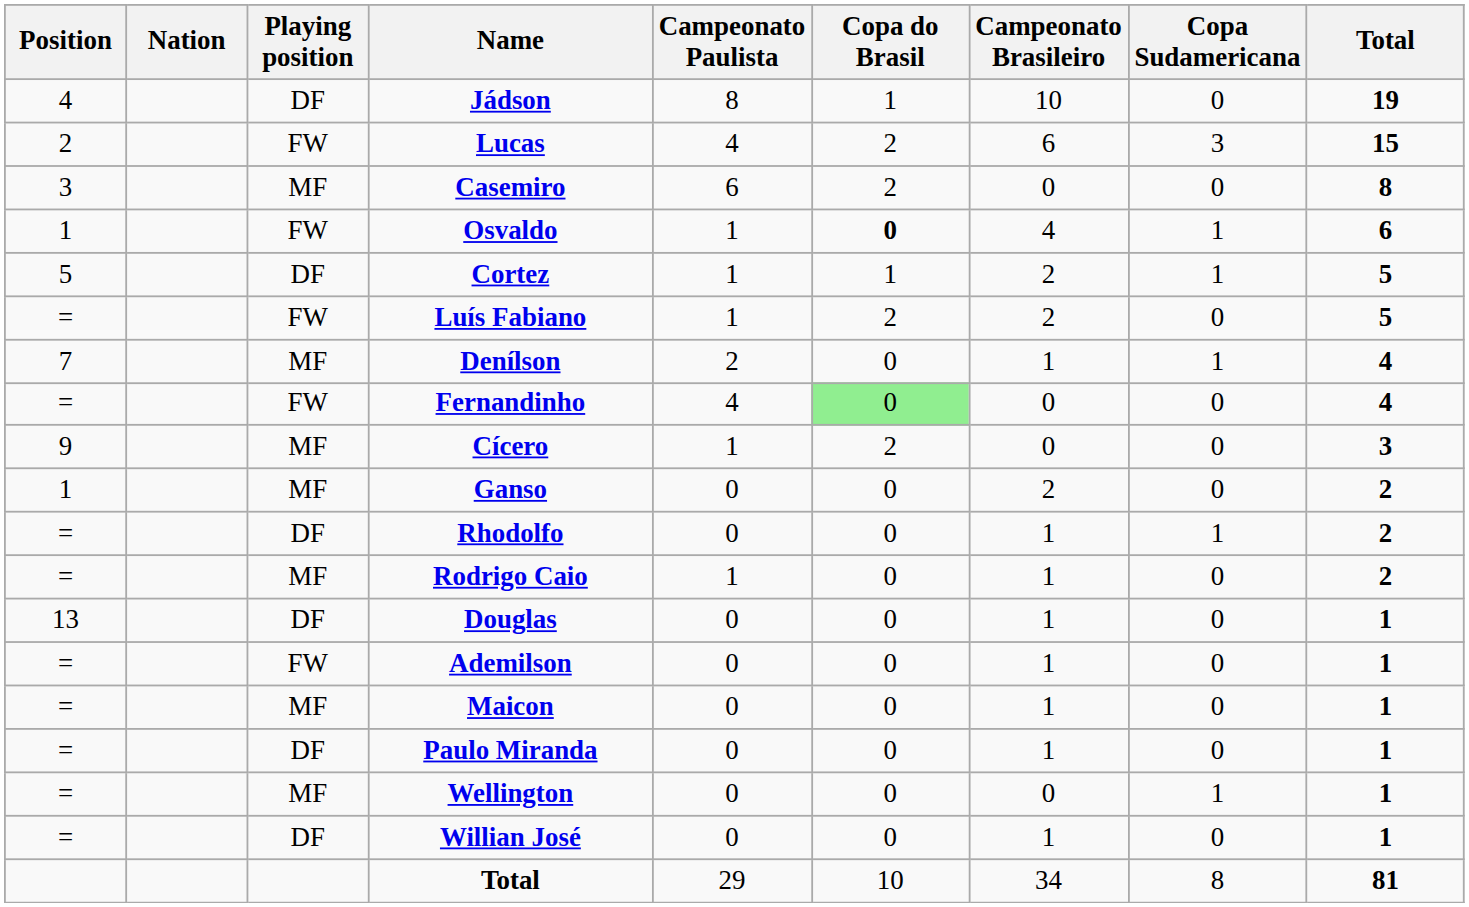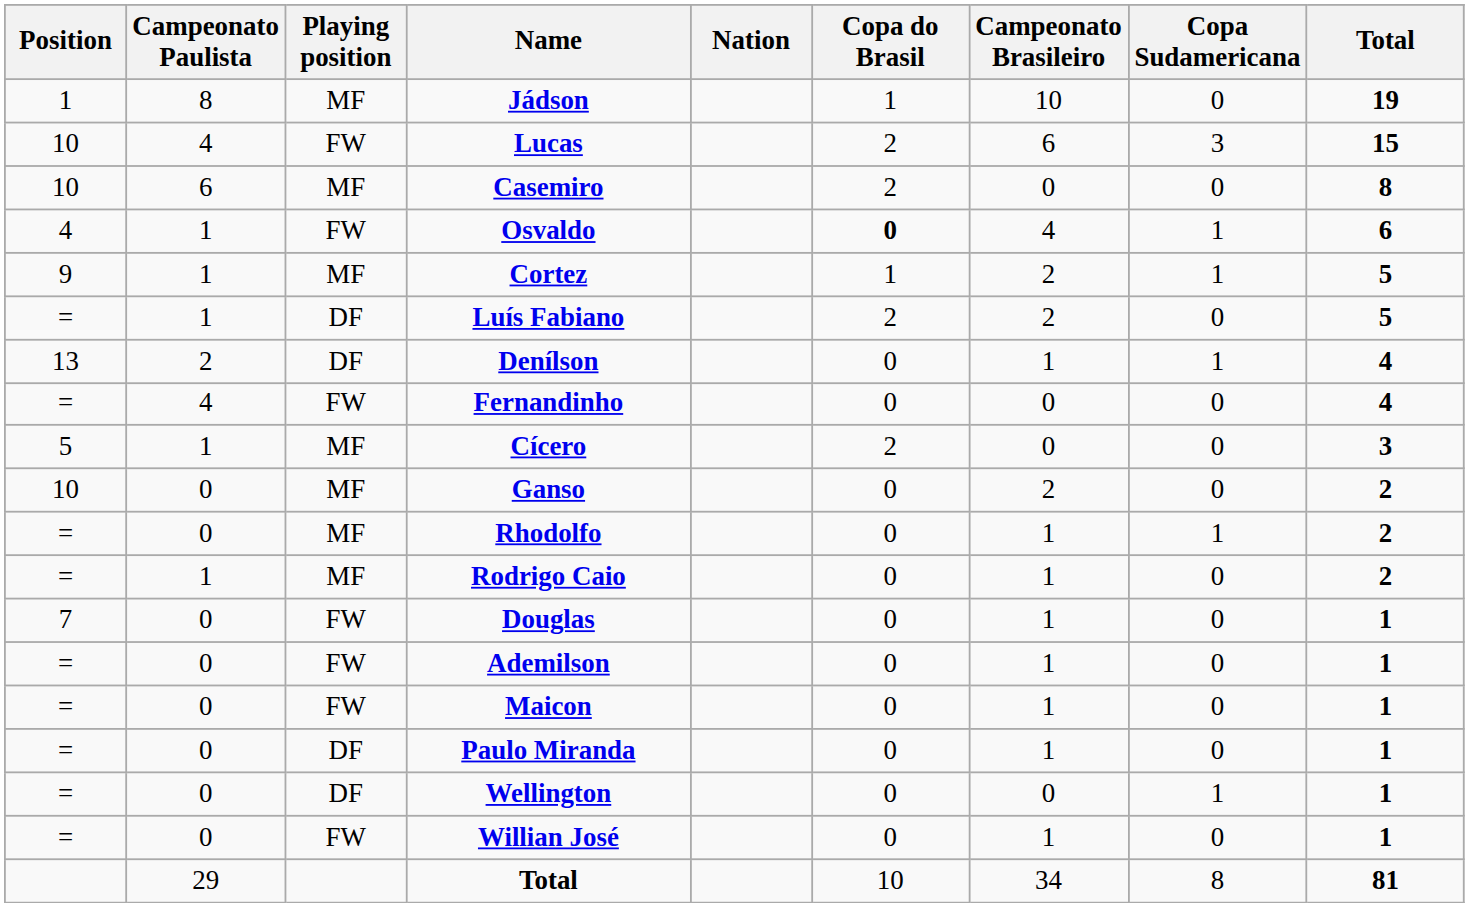columns swapped: (187, 41) <-> (732, 41)
(65, 100) 4 -> (65, 100) 1
(308, 100) DF -> (346, 100) MF
(65, 143) 2 -> (65, 143) 10
(65, 186) 3 -> (65, 186) 10
(65, 230) 1 -> (65, 230) 4
(65, 273) 5 -> (65, 273) 9
(308, 273) DF -> (346, 273) MF
(308, 316) FW -> (346, 316) DF
(65, 360) 7 -> (65, 360) 13
(308, 360) MF -> (346, 360) DF
(890, 403) lightgreen background -> (890, 403) no background
(65, 446) 9 -> (65, 446) 5
(65, 490) 1 -> (65, 490) 10
(308, 533) DF -> (346, 533) MF
(65, 620) 13 -> (65, 620) 7
(308, 620) DF -> (346, 620) FW
(308, 706) MF -> (346, 706) FW
(308, 793) MF -> (346, 793) DF
(308, 836) DF -> (346, 836) FW
